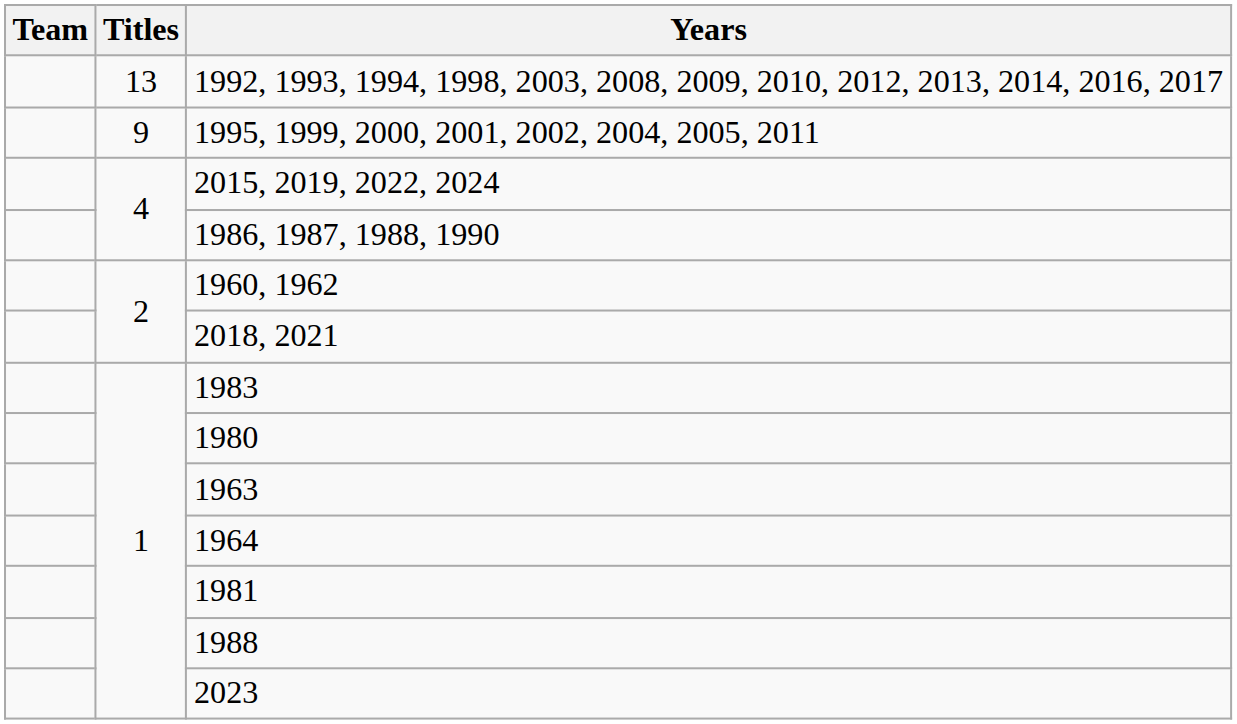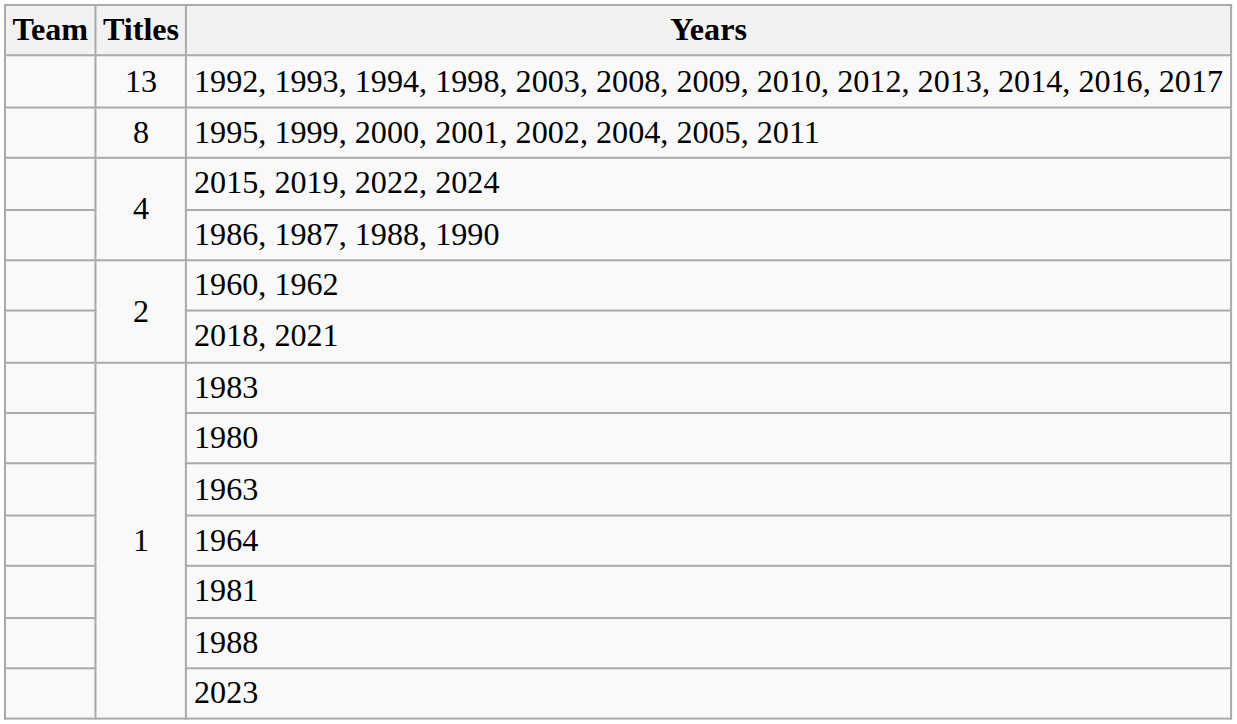(141, 132) 9 -> (141, 132) 8
